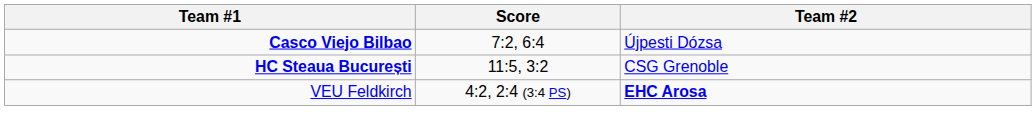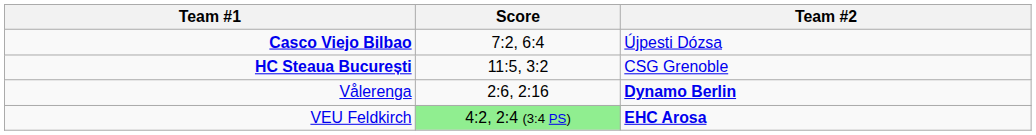+ row: (376, 92)
(518, 92) no background -> (518, 117) lightgreen background
